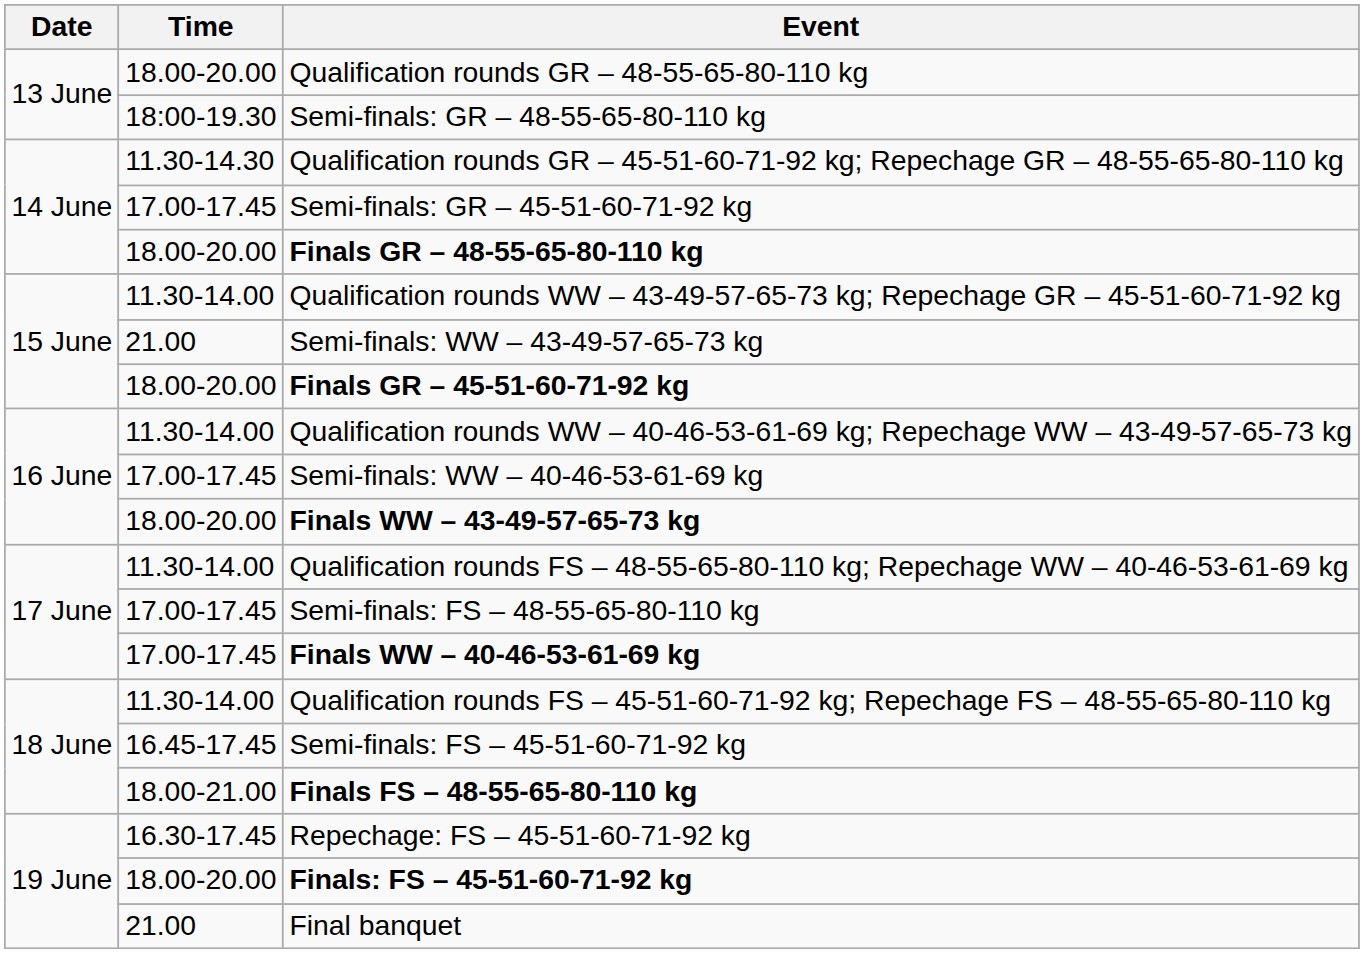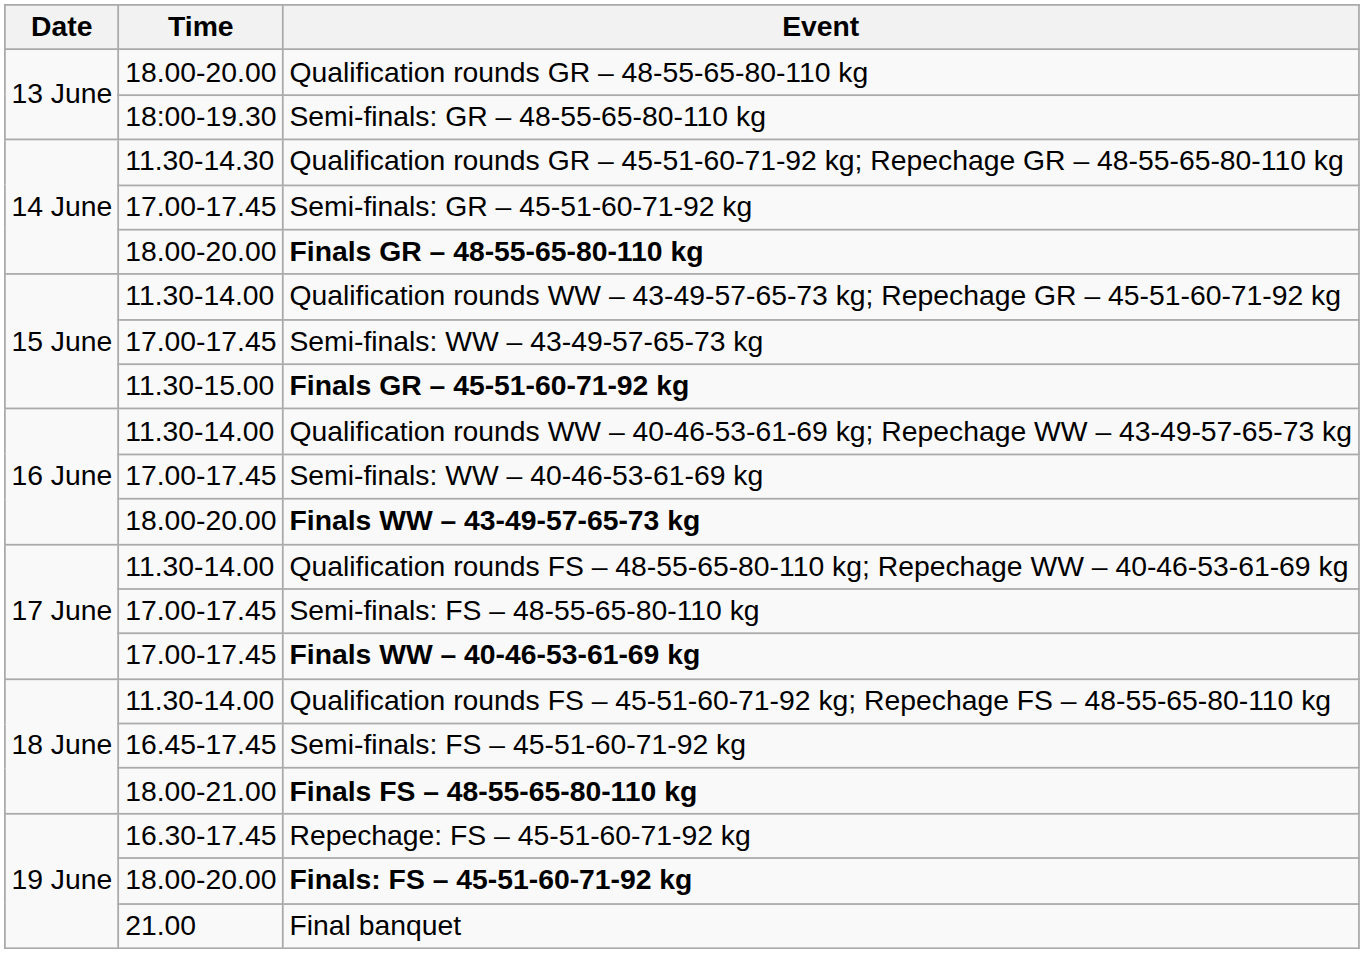(161, 341) 21.00 -> (201, 341) 17.00-17.45
(201, 386) 18.00-20.00 -> (200, 386) 11.30-15.00
